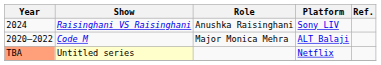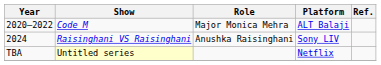rows swapped: (72, 39) <-> (124, 25)
(14, 53) lightsalmon background -> (14, 53) no background
